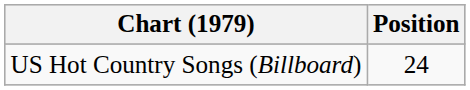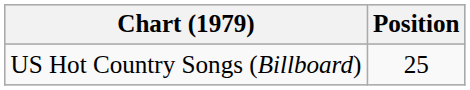(416, 64) 24 -> (416, 64) 25
